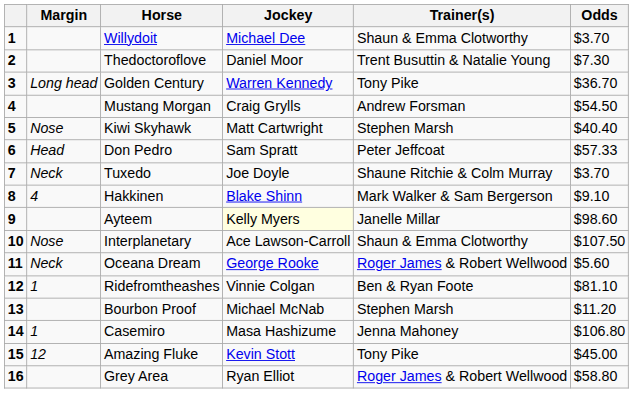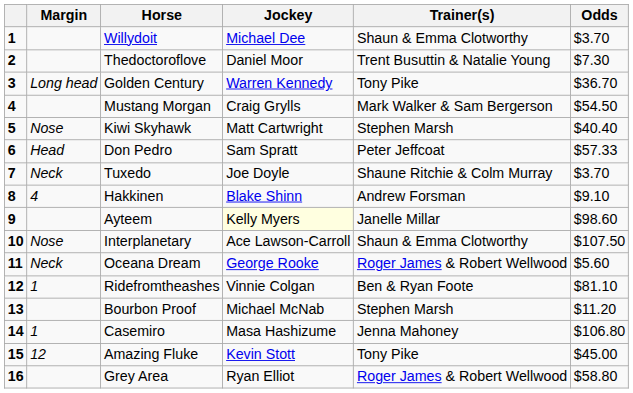(411, 106) Andrew Forsman -> (455, 106) Mark Walker & Sam Bergerson
(455, 196) Mark Walker & Sam Bergerson -> (411, 196) Andrew Forsman
